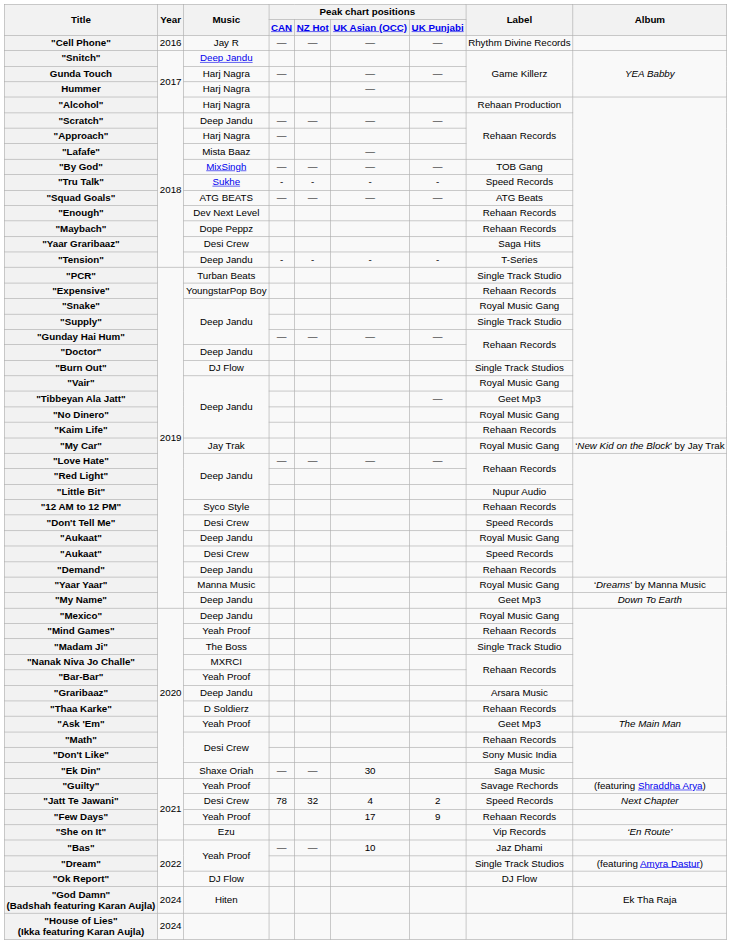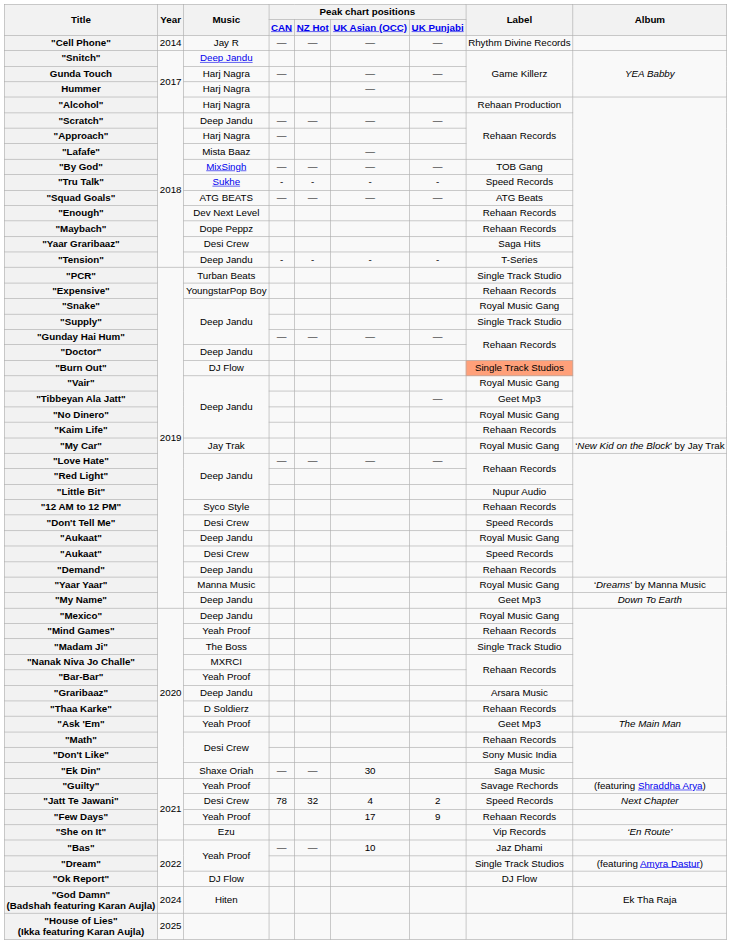(171, 43) 2016 -> (171, 43) 2014
(519, 368) no background -> (519, 368) lightsalmon background
(171, 926) 2024 -> (171, 926) 2025
